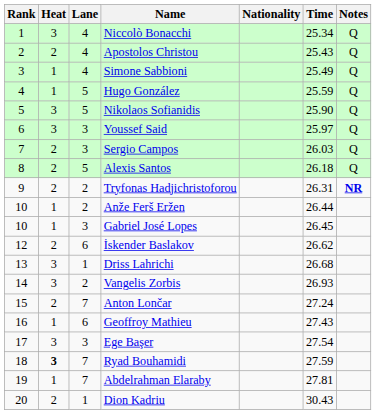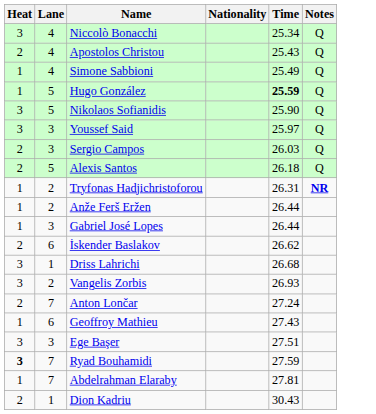- column: (21, 14)
(320, 91) normal -> (286, 91) bold
(54, 187) 2 -> (20, 187) 1
(320, 226) 26.45 -> (286, 226) 26.44
(320, 341) 27.54 -> (286, 341) 27.51
